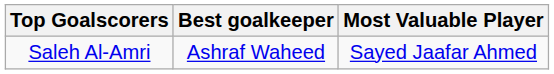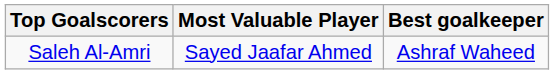columns swapped: (443, 20) <-> (256, 20)
